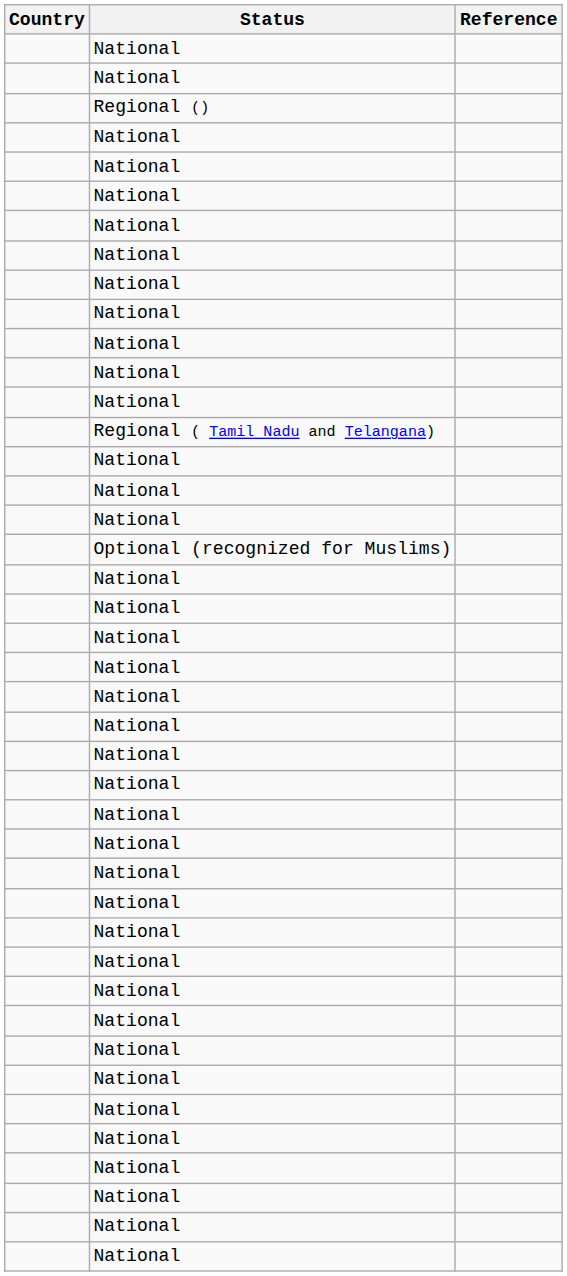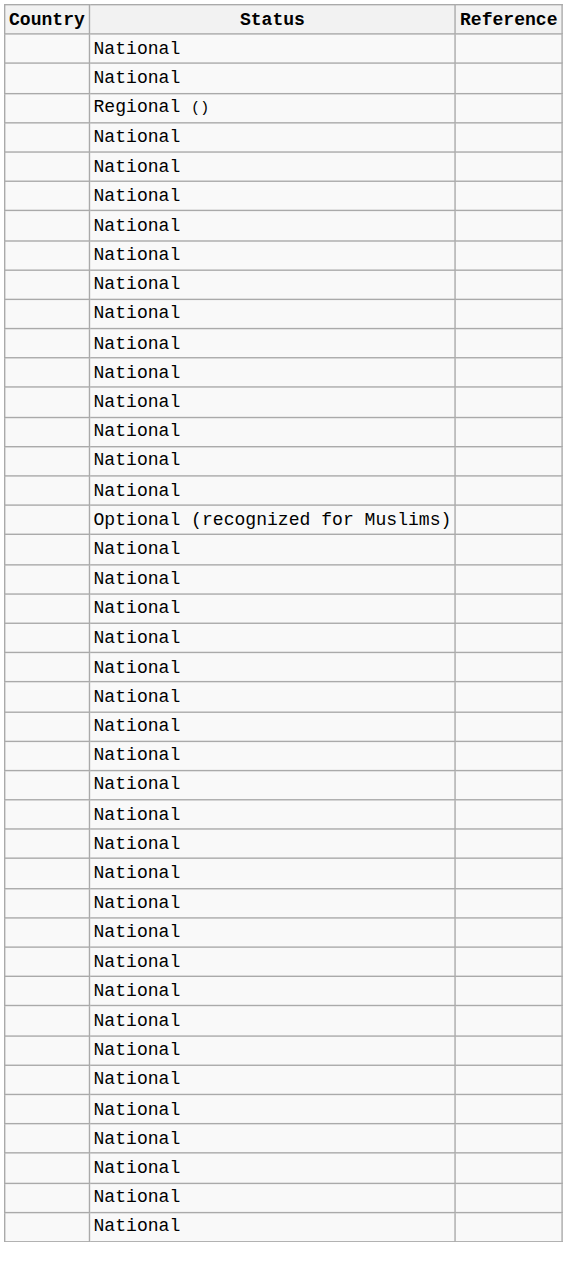- row: (47, 432)
